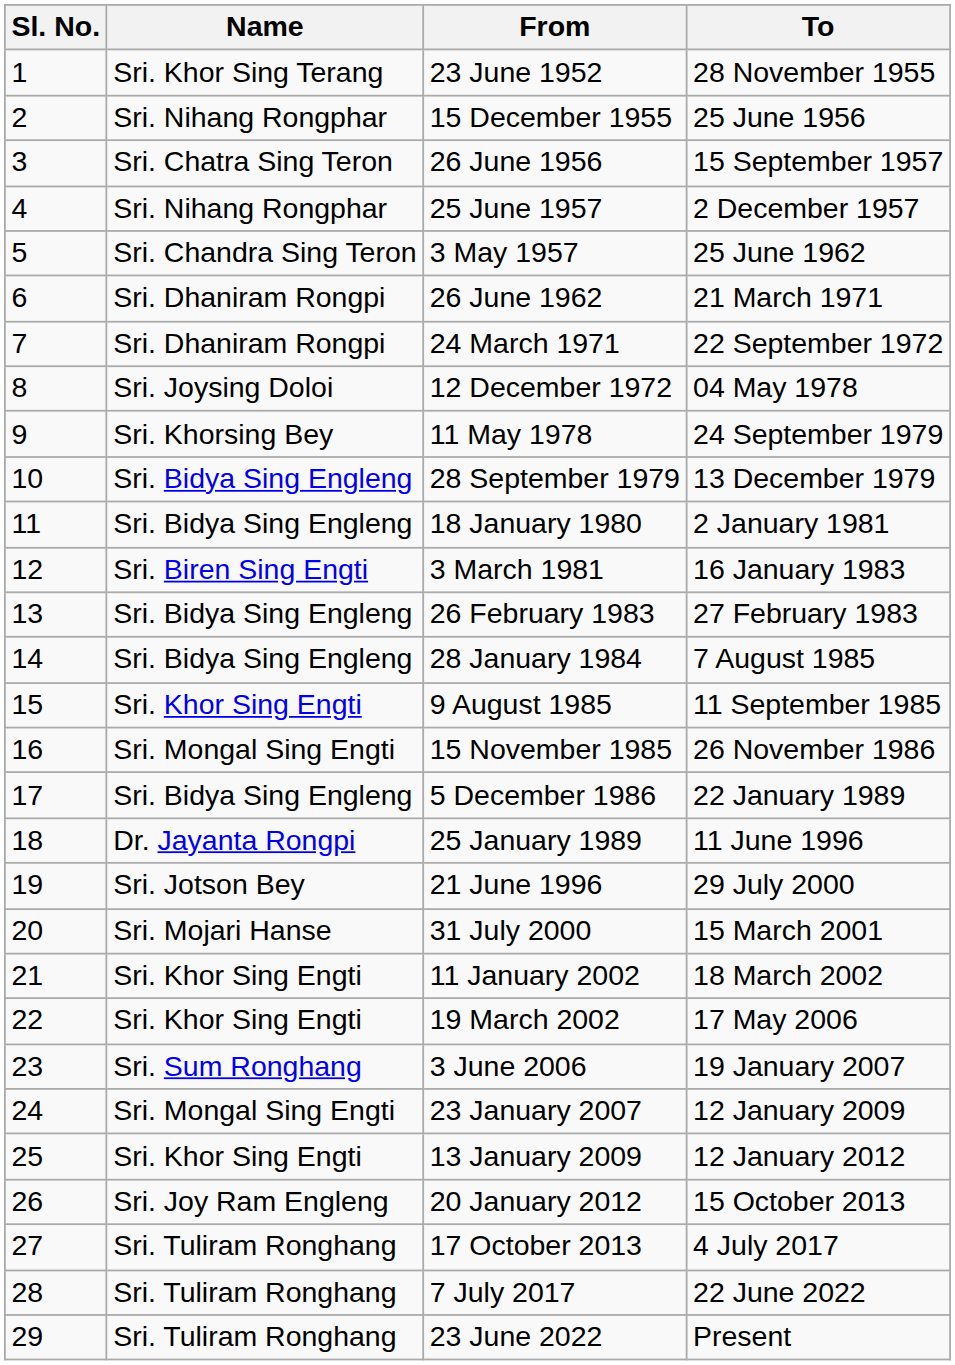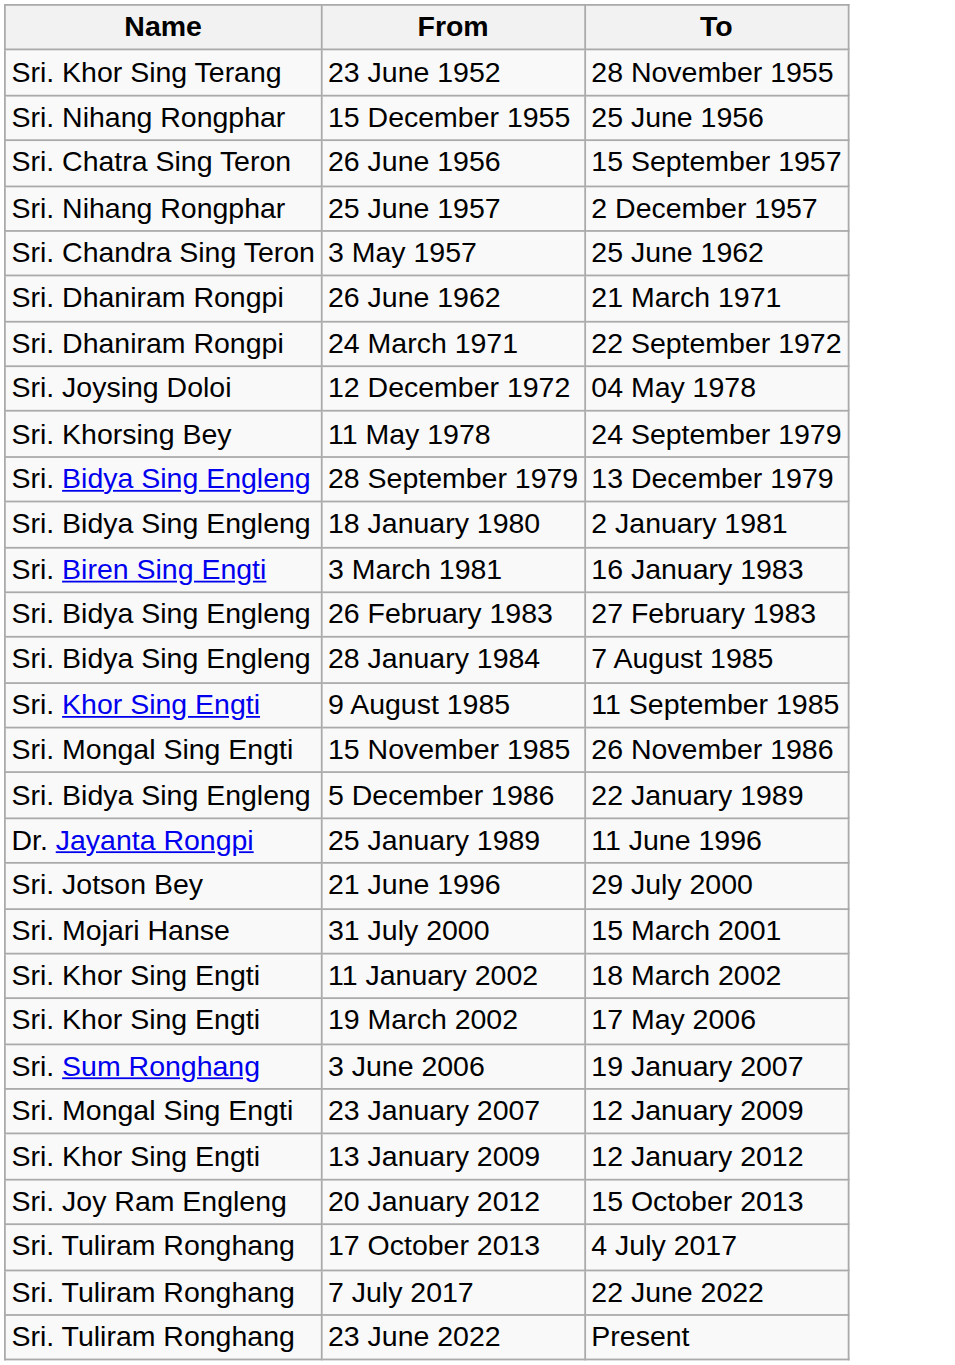- column: (56, 27)
